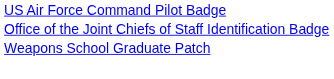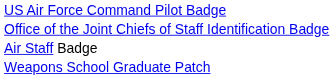+ row: (51, 48)
